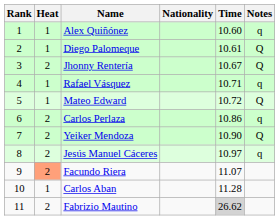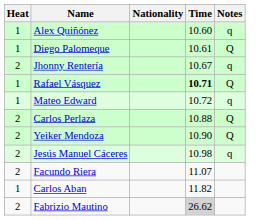- column: (19, 13)
(260, 66) Q -> (230, 66) q
(230, 83) normal -> (200, 83) bold
(260, 83) q -> (230, 83) Q
(260, 101) Q -> (230, 101) q
(230, 118) 10.86 -> (200, 118) 10.88
(260, 118) q -> (230, 118) Q
(230, 153) 10.97 -> (200, 153) 10.98
(48, 171) lightsalmon background -> (18, 171) no background
(230, 188) 11.28 -> (200, 188) 11.82
